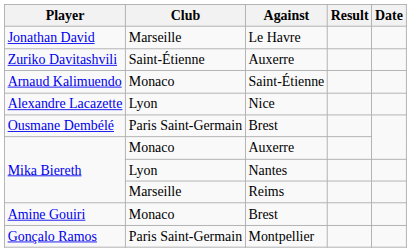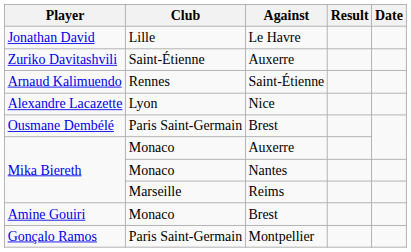(155, 37) Marseille -> (142, 37) Lille
(152, 81) Monaco -> (149, 81) Rennes
(143, 170) Lyon -> (152, 170) Monaco
